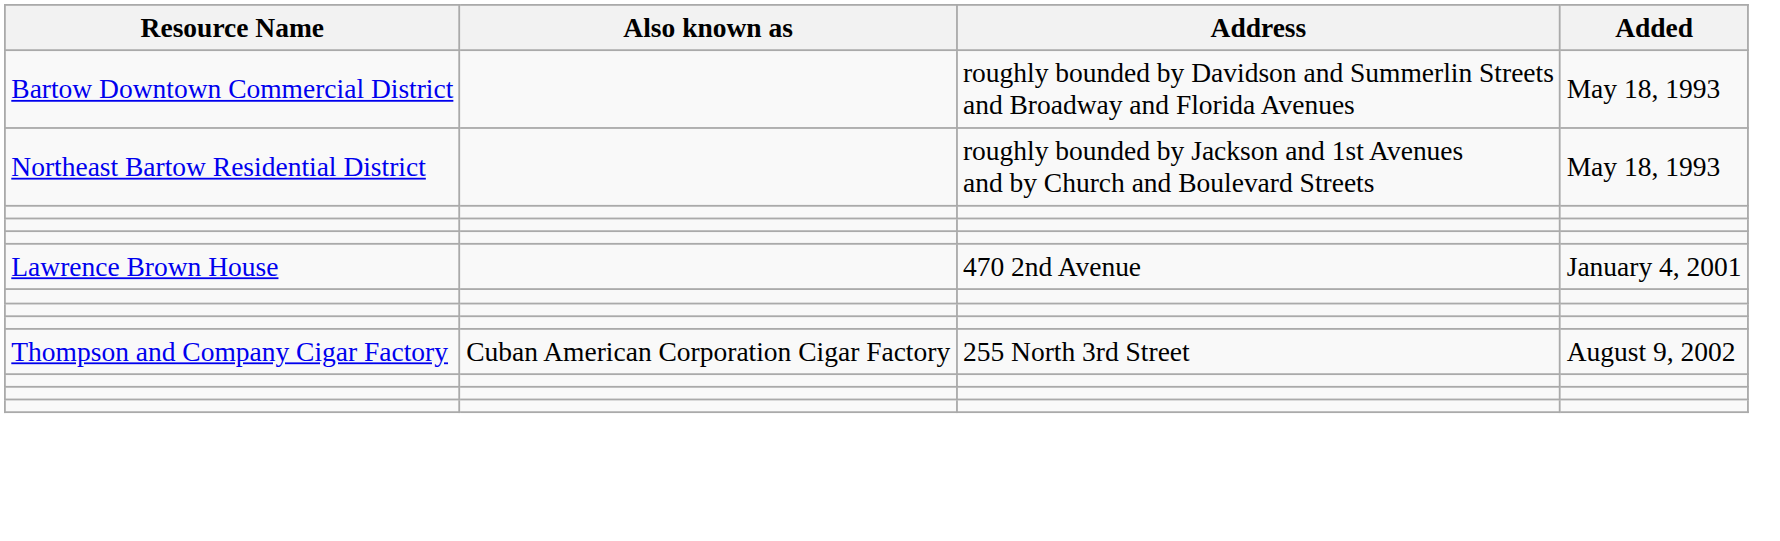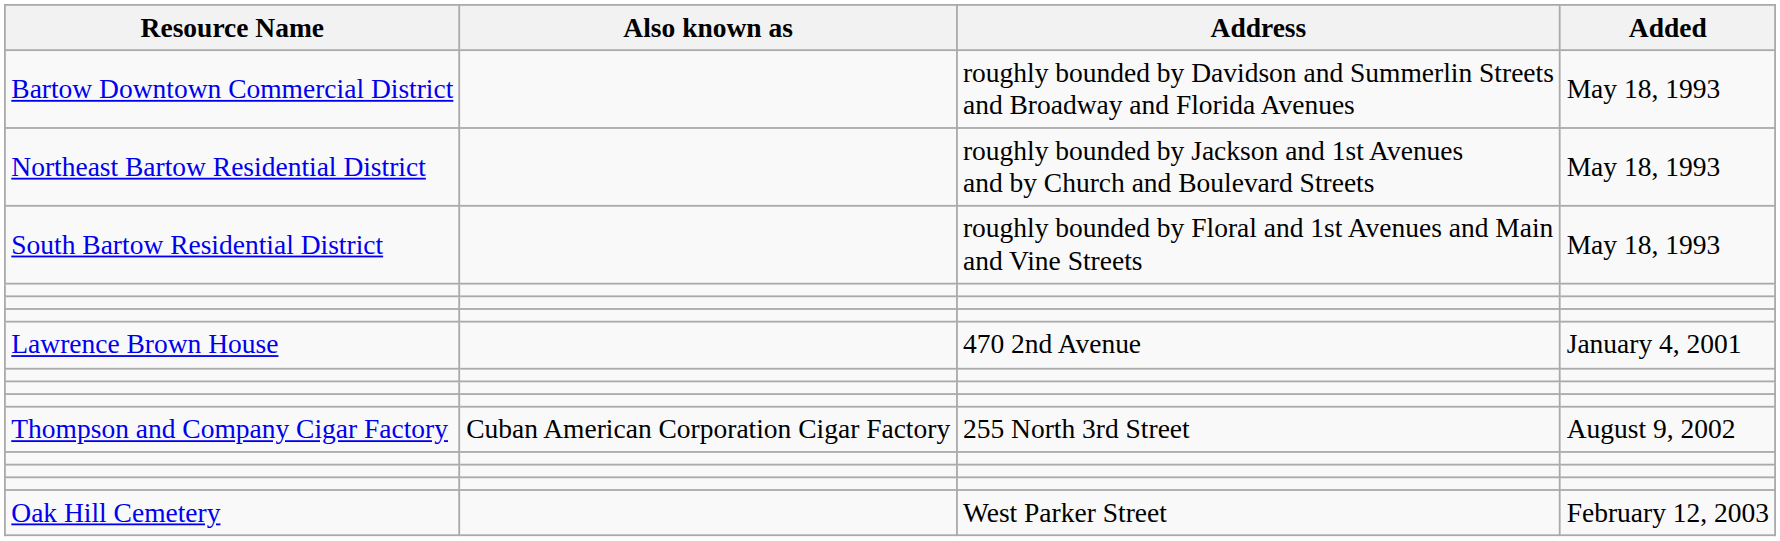+ row: (197, 244)
+ row: (116, 512)
